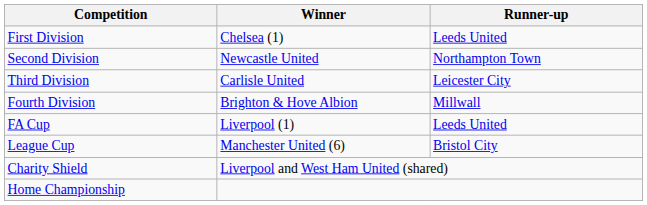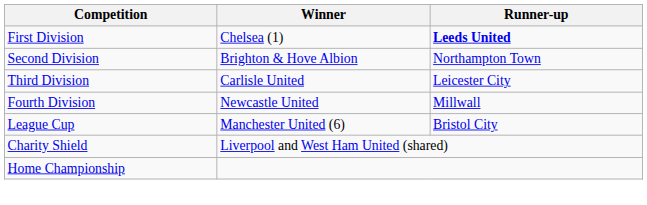(470, 37) normal -> (472, 37) bold
(269, 59) Newcastle United -> (289, 59) Brighton & Hove Albion
(289, 102) Brighton & Hove Albion -> (269, 102) Newcastle United
- row: (29, 124)
